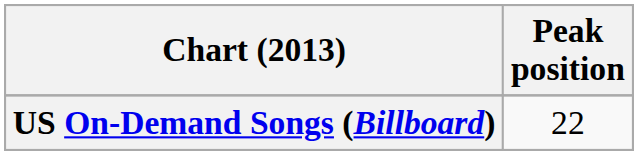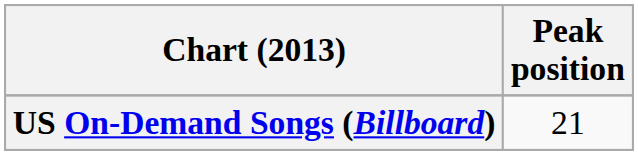(568, 122) 22 -> (568, 122) 21
